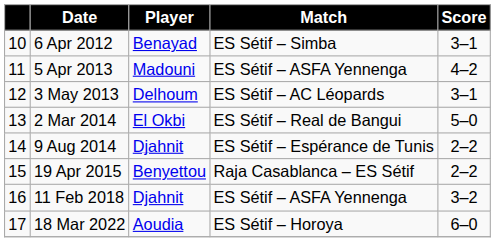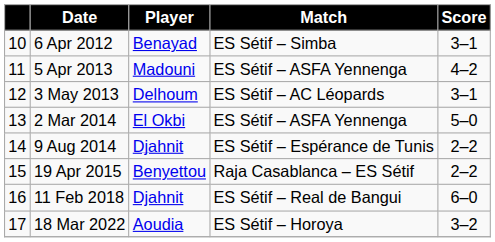(307, 121) ES Sétif – Real de Bangui -> (310, 121) ES Sétif – ASFA Yennenga
(310, 198) ES Sétif – ASFA Yennenga -> (307, 198) ES Sétif – Real de Bangui
(464, 198) 3–2 -> (464, 198) 6–0
(464, 224) 6–0 -> (464, 224) 3–2
